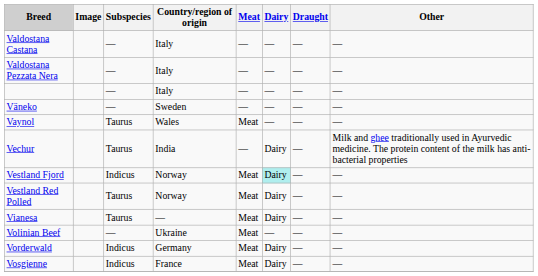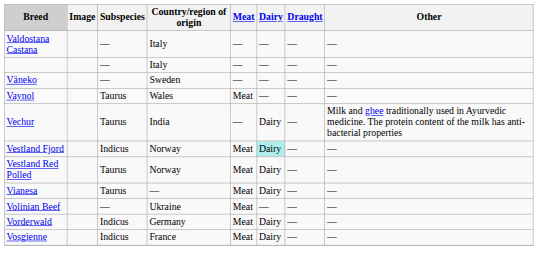- row: (32, 70)
